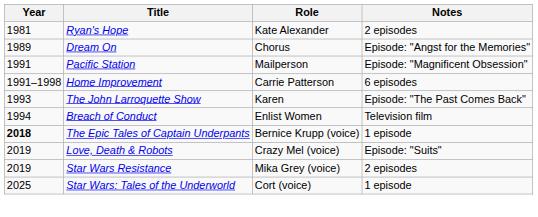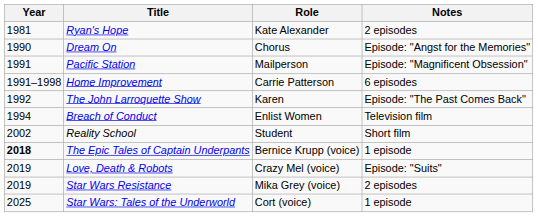(19, 47) 1989 -> (19, 47) 1990
(19, 99) 1993 -> (19, 99) 1992
+ row: (101, 133)
